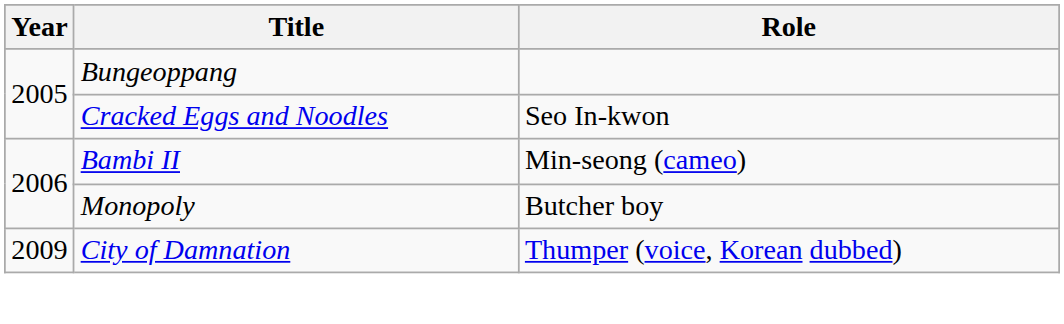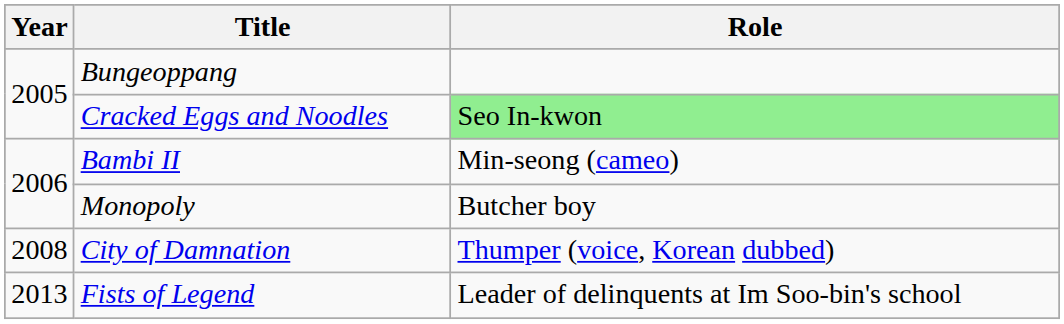(597, 116) no background -> (530, 116) lightgreen background
(40, 250) 2009 -> (40, 250) 2008
+ row: (168, 294)
